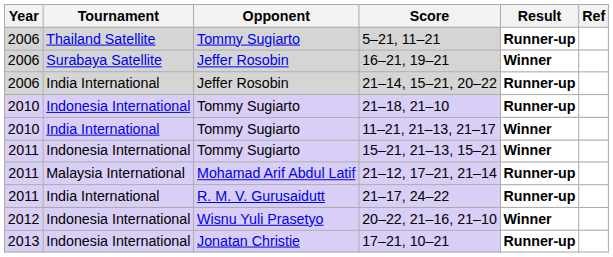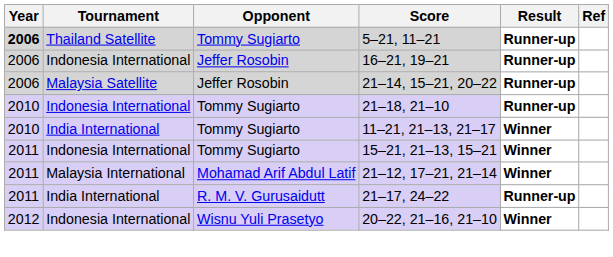(24, 39) normal -> (24, 39) bold
(104, 61) Surabaya Satellite -> (118, 61) Indonesia International
(528, 61) Winner -> (540, 61) Runner-up
(103, 84) India International -> (102, 84) Malaysia Satellite
(540, 174) Runner-up -> (528, 174) Winner
- row: (406, 241)
